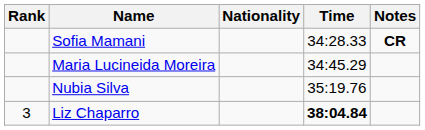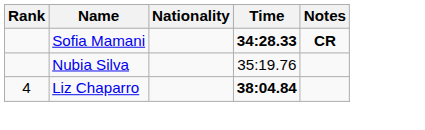(337, 40) normal -> (267, 40) bold
- row: (134, 64)
(27, 112) 3 -> (27, 88) 4
